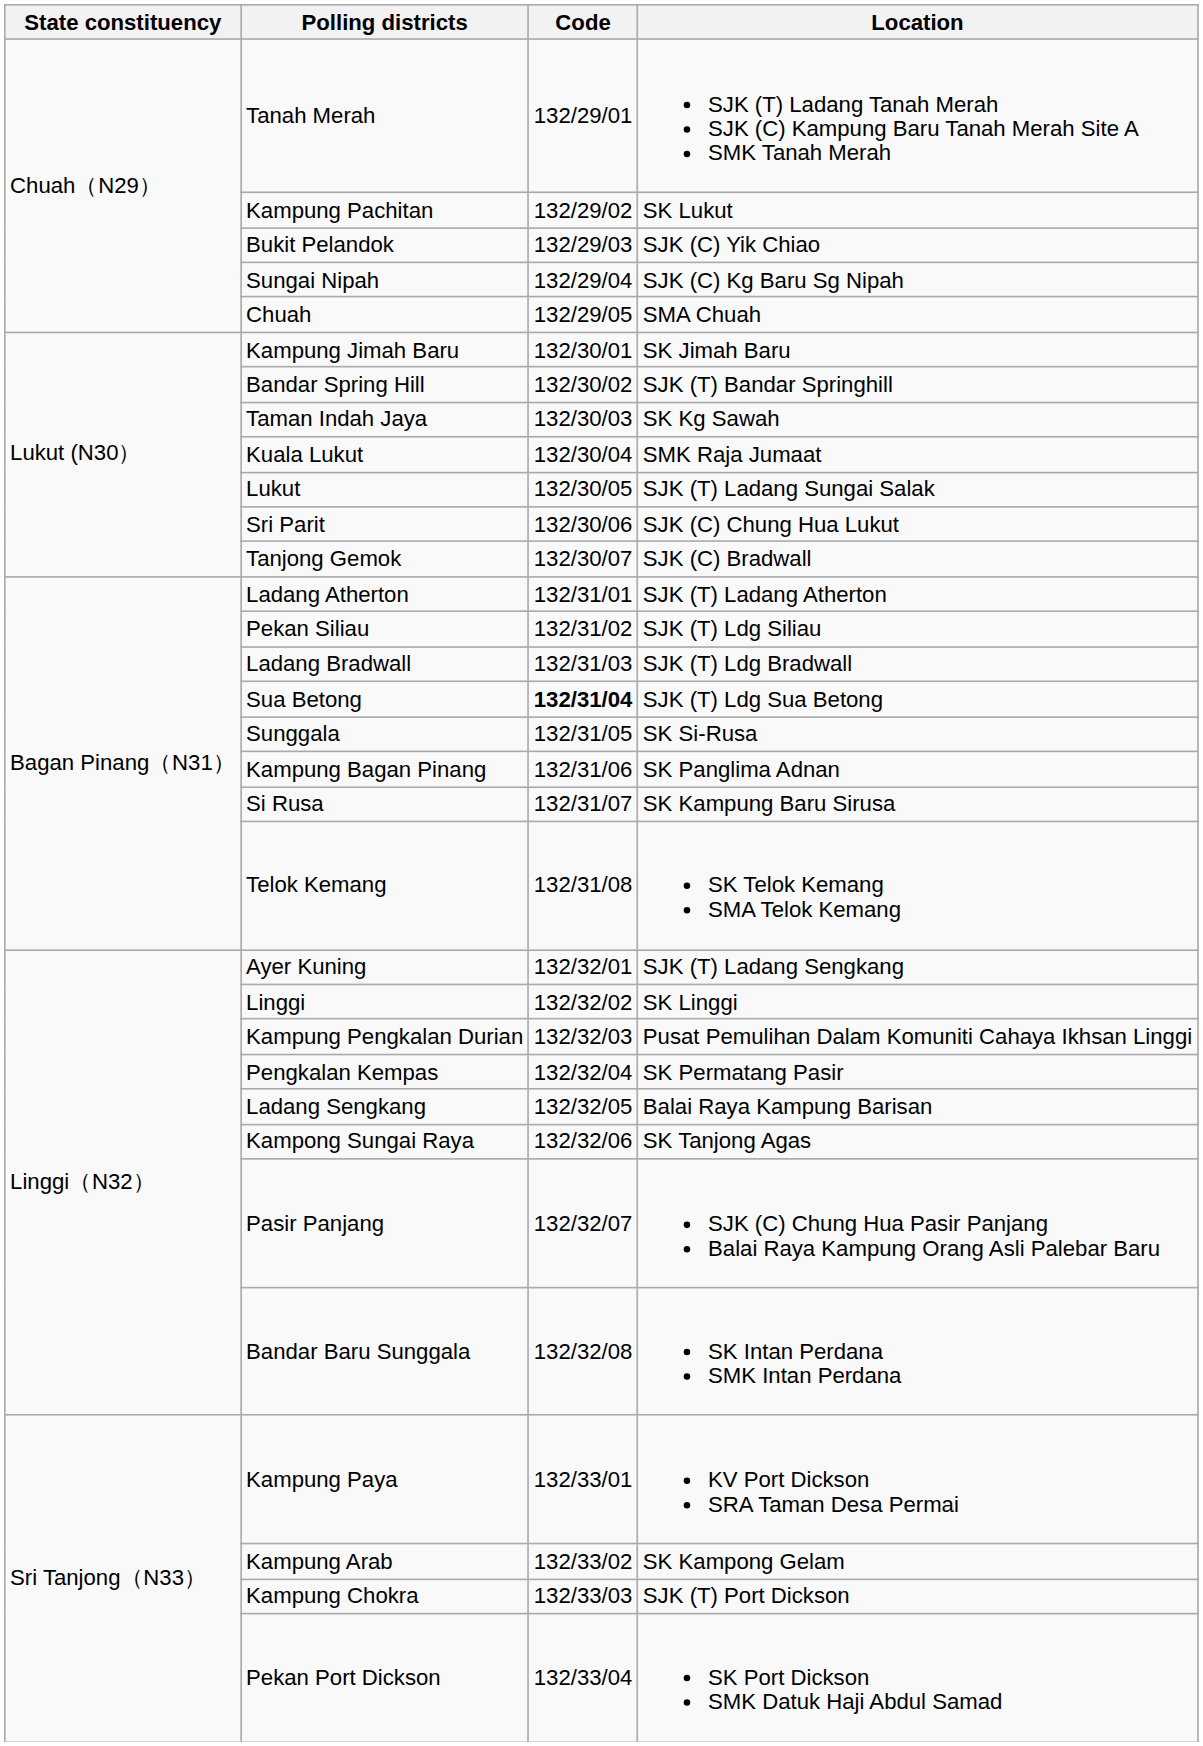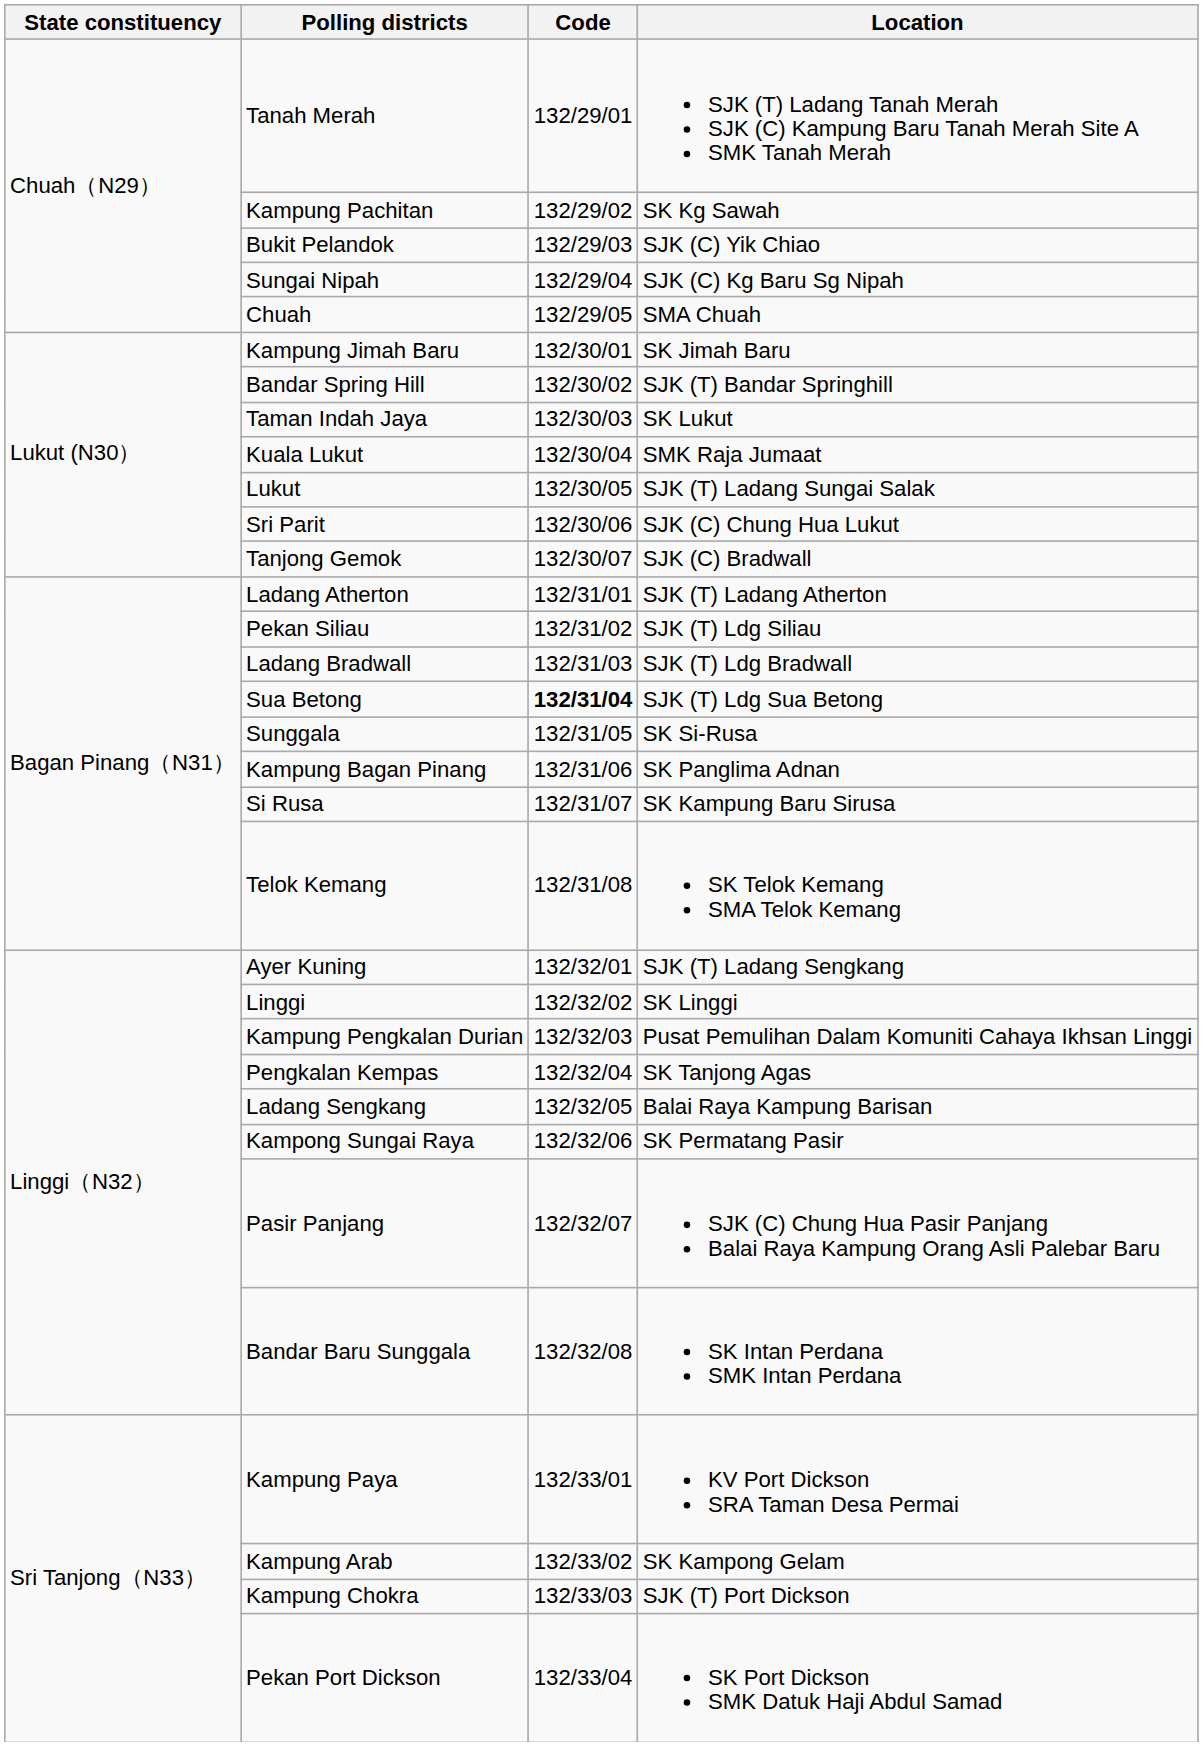(688, 209) SK Lukut -> (711, 209) SK Kg Sawah
(711, 419) SK Kg Sawah -> (688, 419) SK Lukut
(743, 1071) SK Permatang Pasir -> (727, 1071) SK Tanjong Agas
(727, 1141) SK Tanjong Agas -> (743, 1141) SK Permatang Pasir
